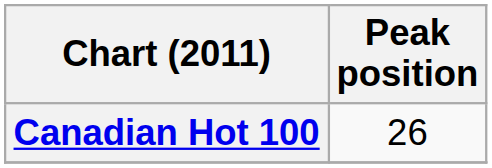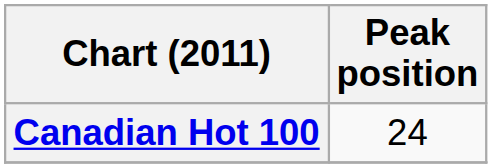(407, 132) 26 -> (407, 132) 24
